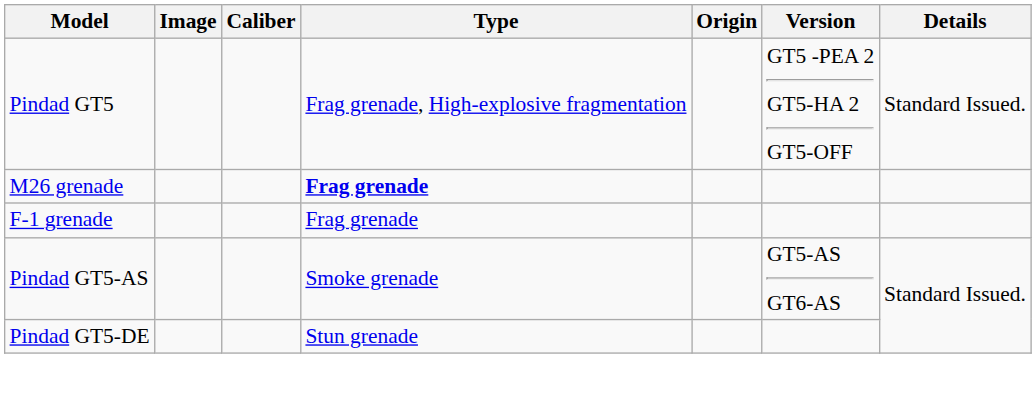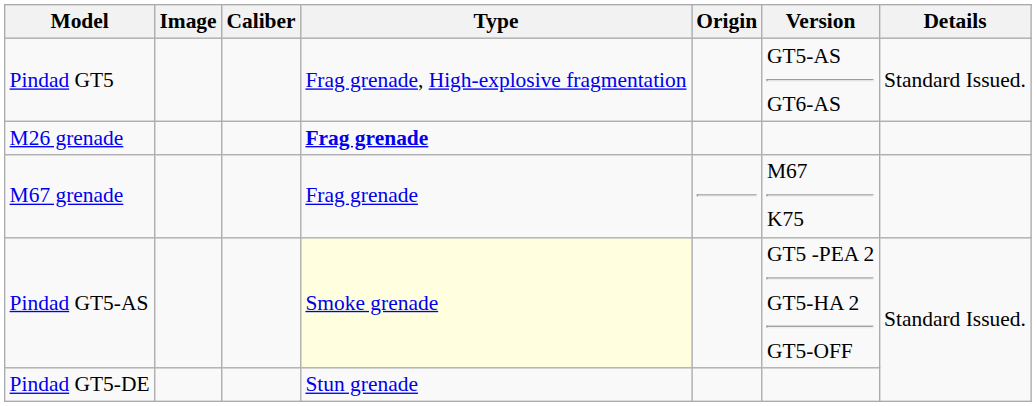(821, 103) GT5 -PEA 2 GT5-HA 2 GT5-OFF -> (821, 79) GT5-AS GT6-AS
+ row: (66, 195)
- row: (61, 219)
(372, 278) no background -> (372, 302) lightyellow background
(821, 278) GT5-AS GT6-AS -> (821, 302) GT5 -PEA 2 GT5-HA 2 GT5-OFF
